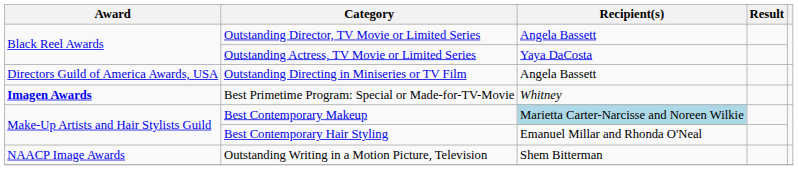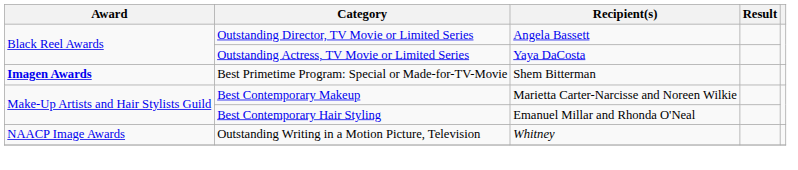- row: (345, 74)
(541, 94) Whitney -> (554, 74) Shem Bitterman
(632, 114) lightblue background -> (625, 94) no background
(561, 154) Shem Bitterman -> (534, 134) Whitney
